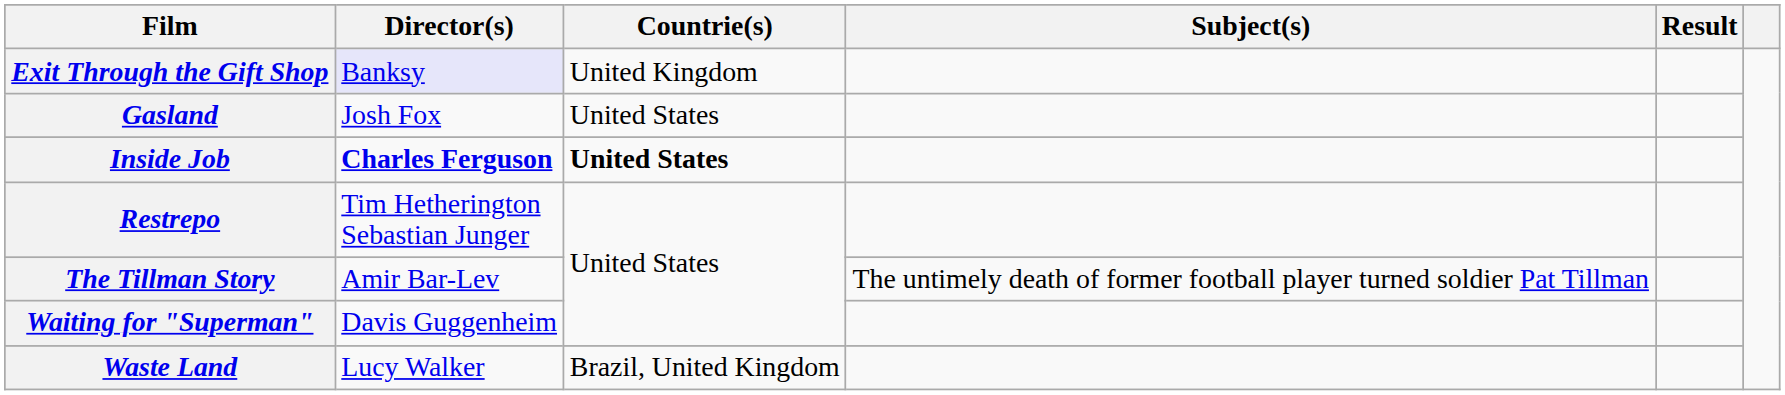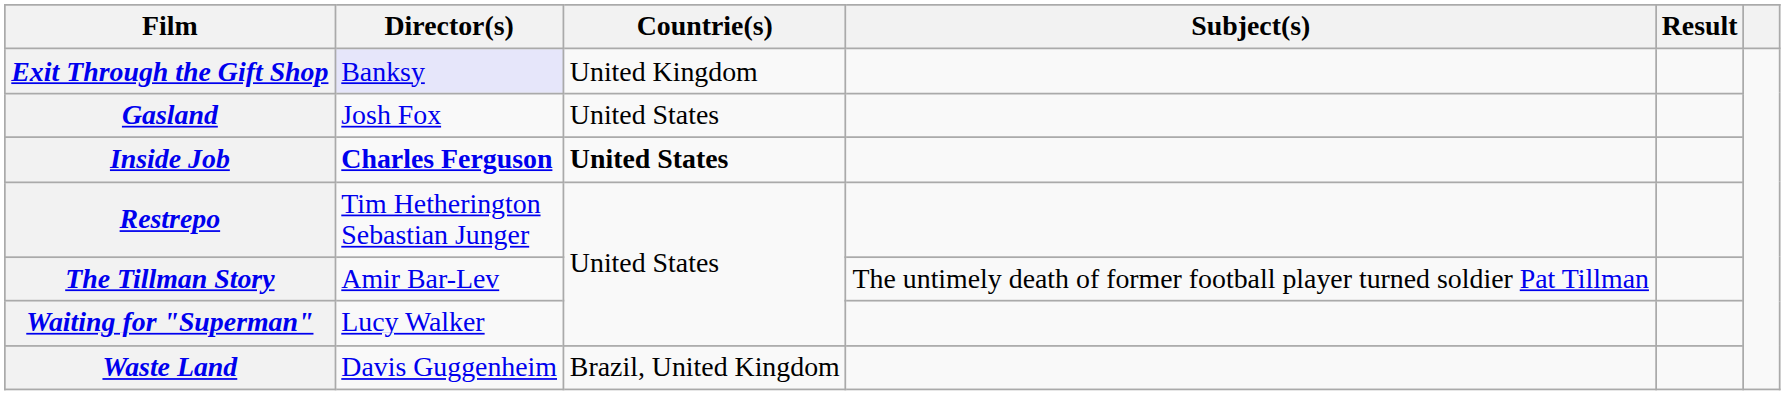(449, 322) Davis Guggenheim -> (413, 322) Lucy Walker
(413, 366) Lucy Walker -> (449, 366) Davis Guggenheim
